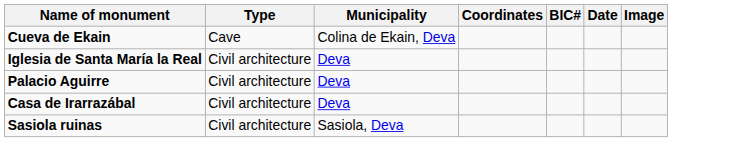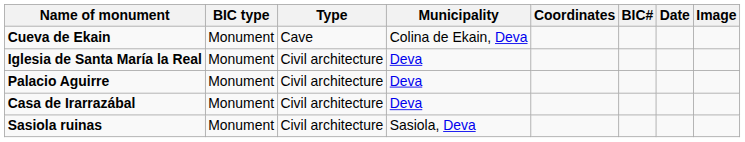+ column: (241, 15)
